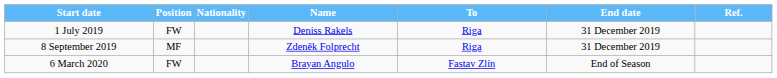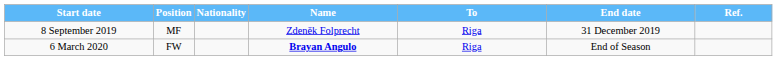- row: (79, 30)
(323, 64) normal -> (323, 47) bold
(472, 64) Fastav Zlín -> (472, 47) Riga
